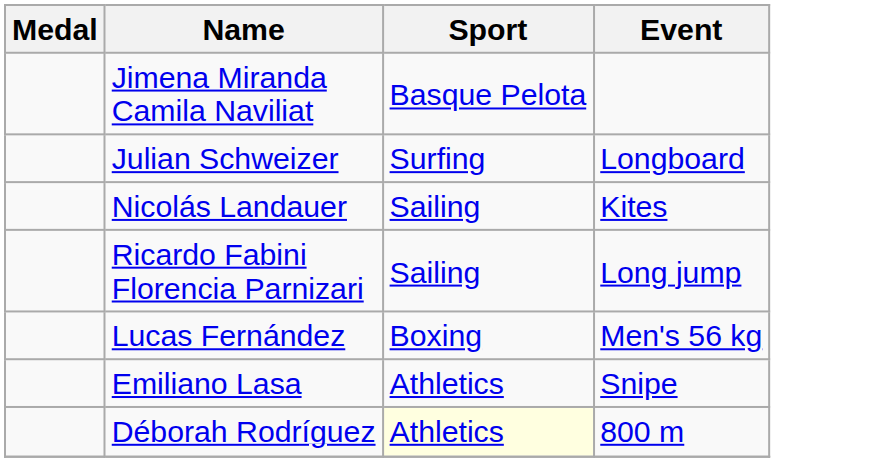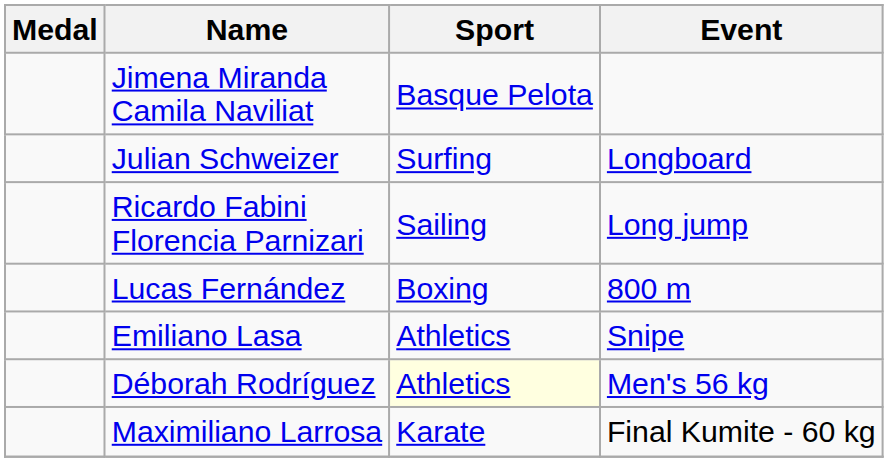- row: (229, 207)
(681, 336) Men's 56 kg -> (649, 288) 800 m
(642, 432) 800 m -> (688, 384) Men's 56 kg
+ row: (247, 432)
